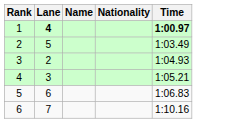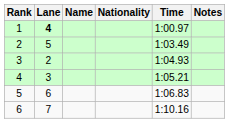+ column: (208, 12)
(172, 28) bold -> (172, 28) normal
